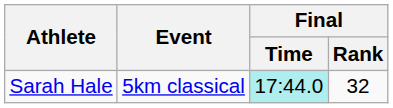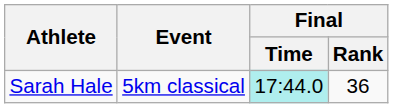(358, 86) 32 -> (358, 86) 36
